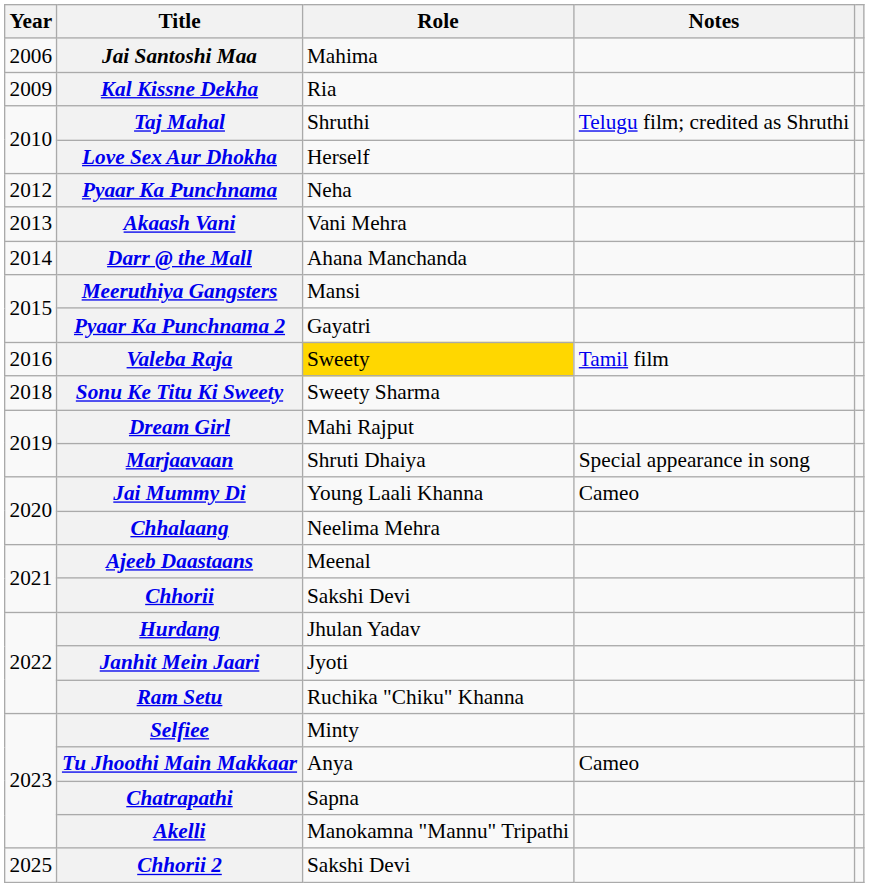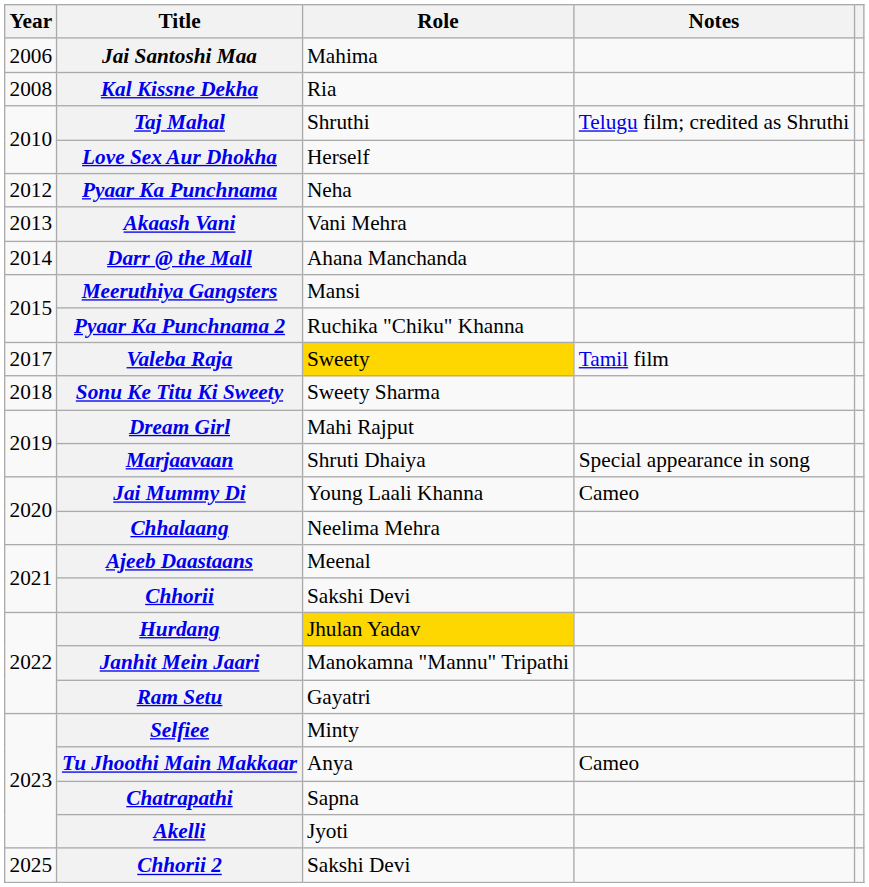(31, 88) 2009 -> (31, 88) 2008
(339, 325) Gayatri -> (415, 325) Ruchika "Chiku" Khanna
(31, 358) 2016 -> (31, 358) 2017
(364, 628) no background -> (364, 628) gold background
(328, 662) Jyoti -> (438, 662) Manokamna "Mannu" Tripathi
(415, 696) Ruchika "Chiku" Khanna -> (339, 696) Gayatri
(438, 831) Manokamna "Mannu" Tripathi -> (328, 831) Jyoti
